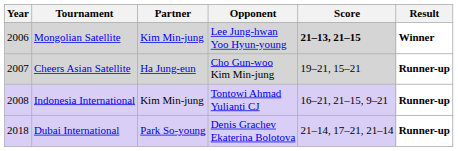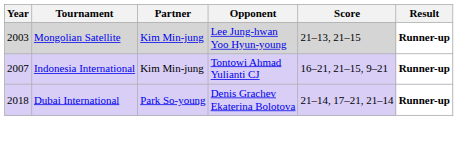(18, 38) 2006 -> (18, 38) 2003
(331, 38) bold -> (331, 38) normal
(416, 38) Winner -> (424, 38) Runner-up
- row: (82, 69)
(18, 100) 2008 -> (18, 69) 2007
